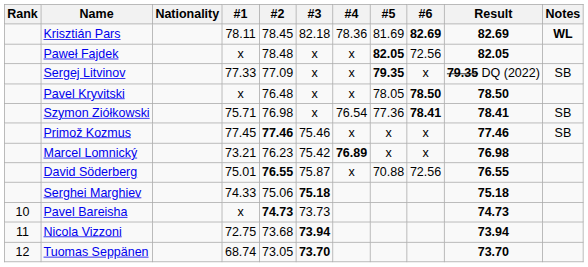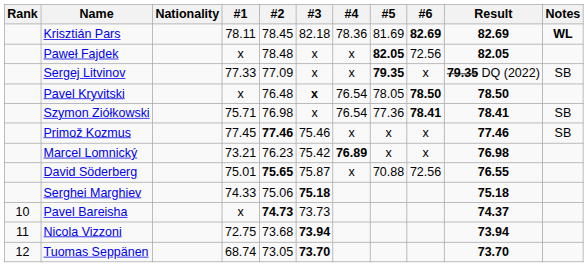(315, 93) normal -> (315, 93) bold
(352, 93) x -> (352, 93) 76.54
(278, 172) 76.55 -> (278, 172) 75.65
(493, 212) 74.73 -> (493, 212) 74.37
